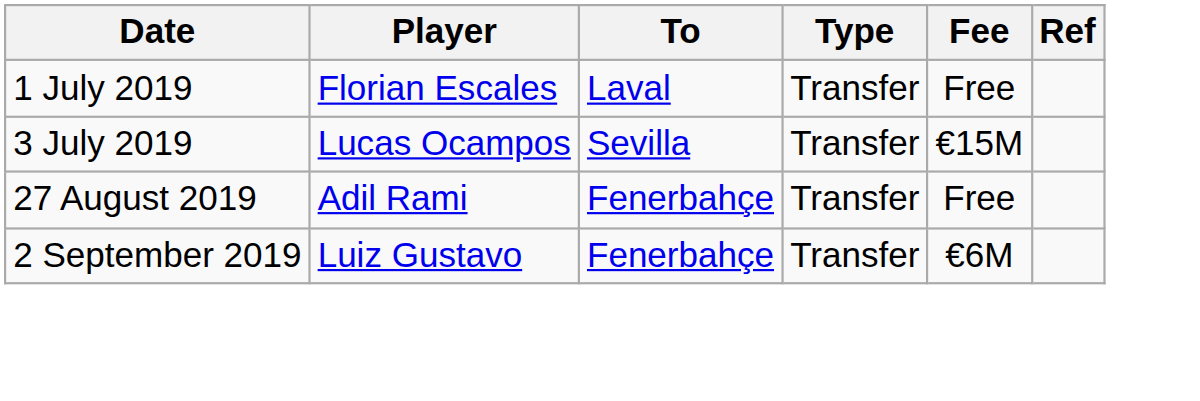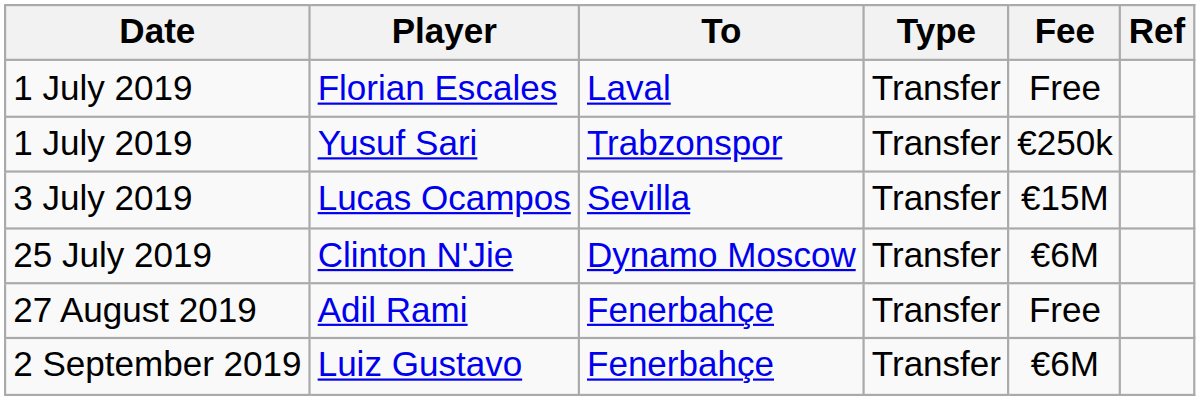+ row: (398, 143)
+ row: (415, 254)
